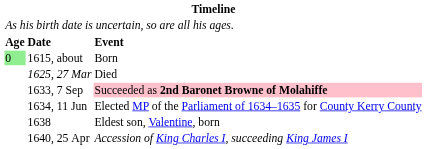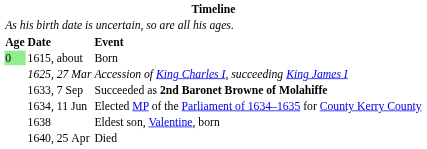(106, 74) Died -> (221, 74) Accession of King Charles I, succeeding King James I
(211, 90) pink background -> (211, 90) no background
(221, 138) Accession of King Charles I, succeeding King James I -> (106, 138) Died
